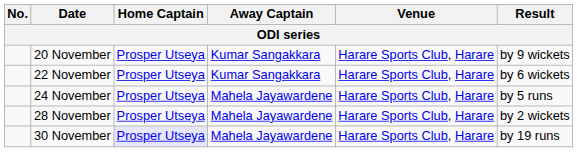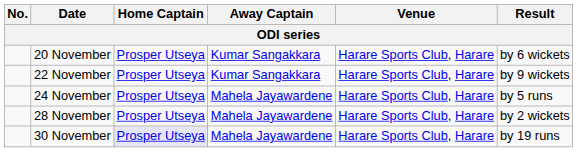(535, 55) by 9 wickets -> (535, 55) by 6 wickets
(535, 75) by 6 wickets -> (535, 75) by 9 wickets
